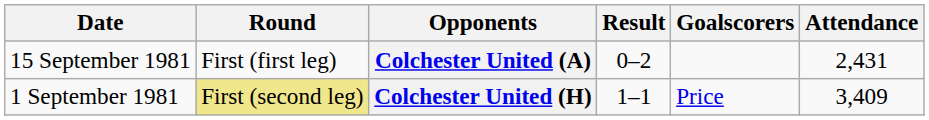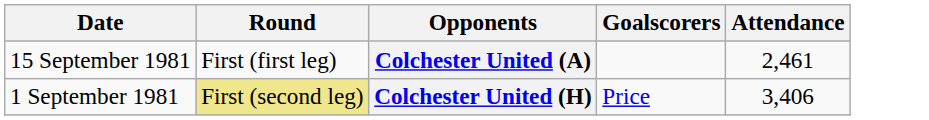- column: (634, 22)
(862, 59) 2,431 -> (788, 59) 2,461
(862, 96) 3,409 -> (788, 96) 3,406
